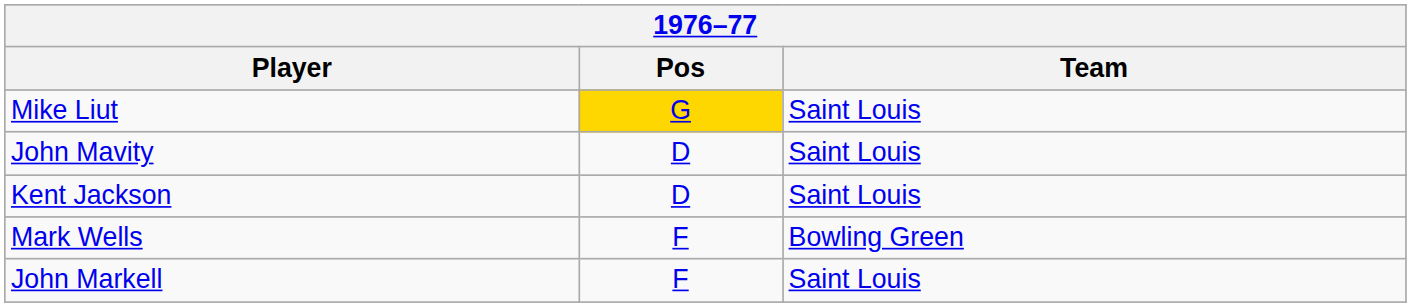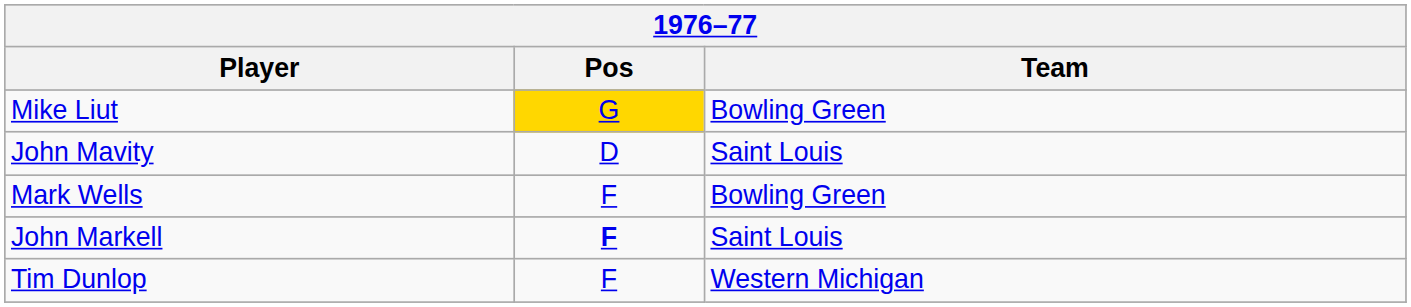(855, 110) Saint Louis -> (798, 110) Bowling Green
- row: (91, 195)
(681, 279) normal -> (609, 237) bold
+ row: (79, 279)
